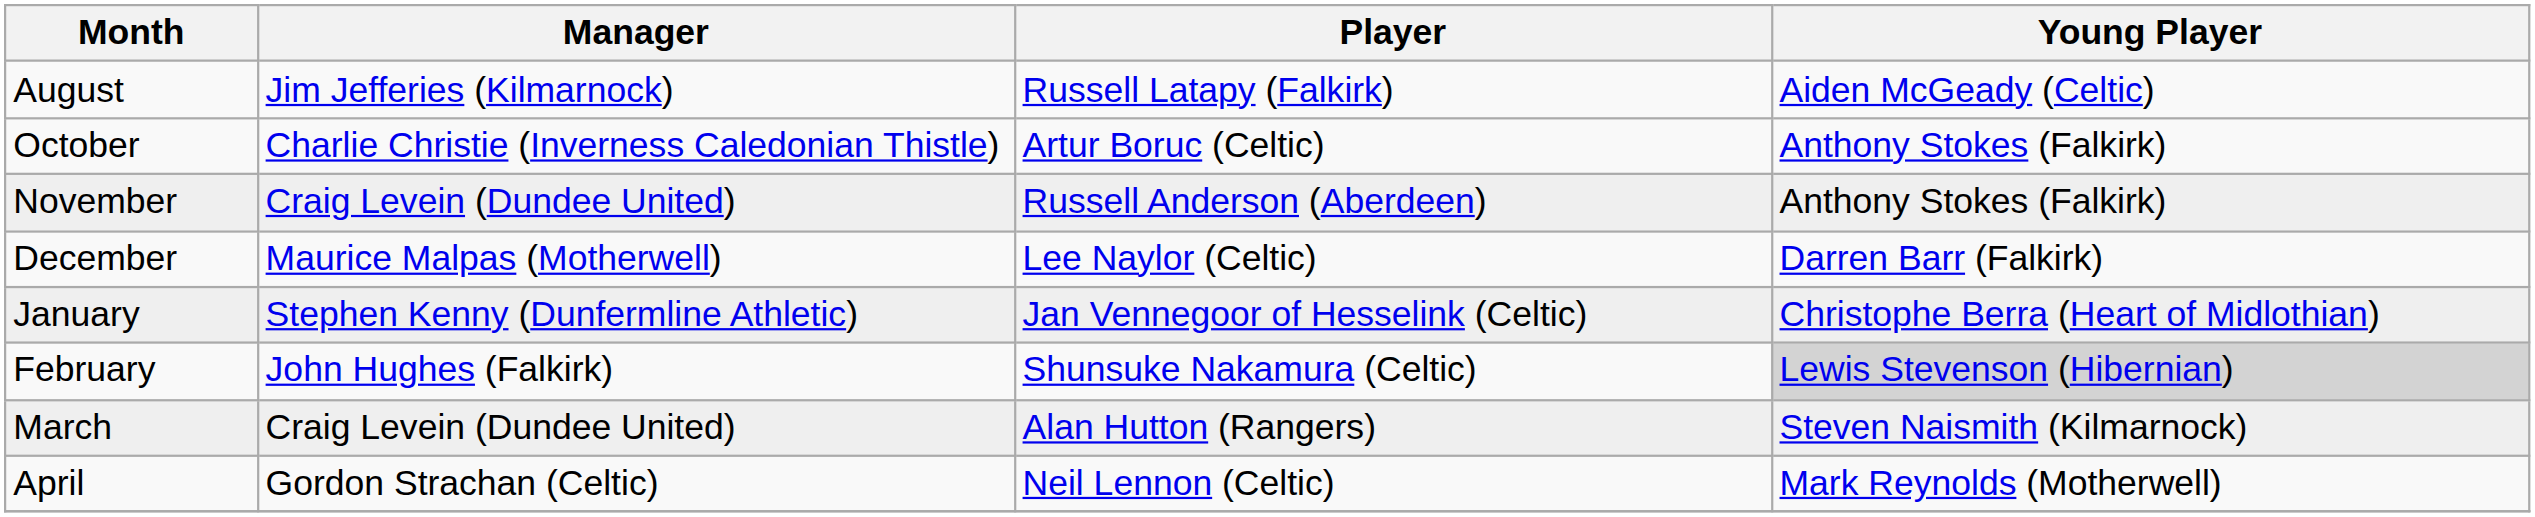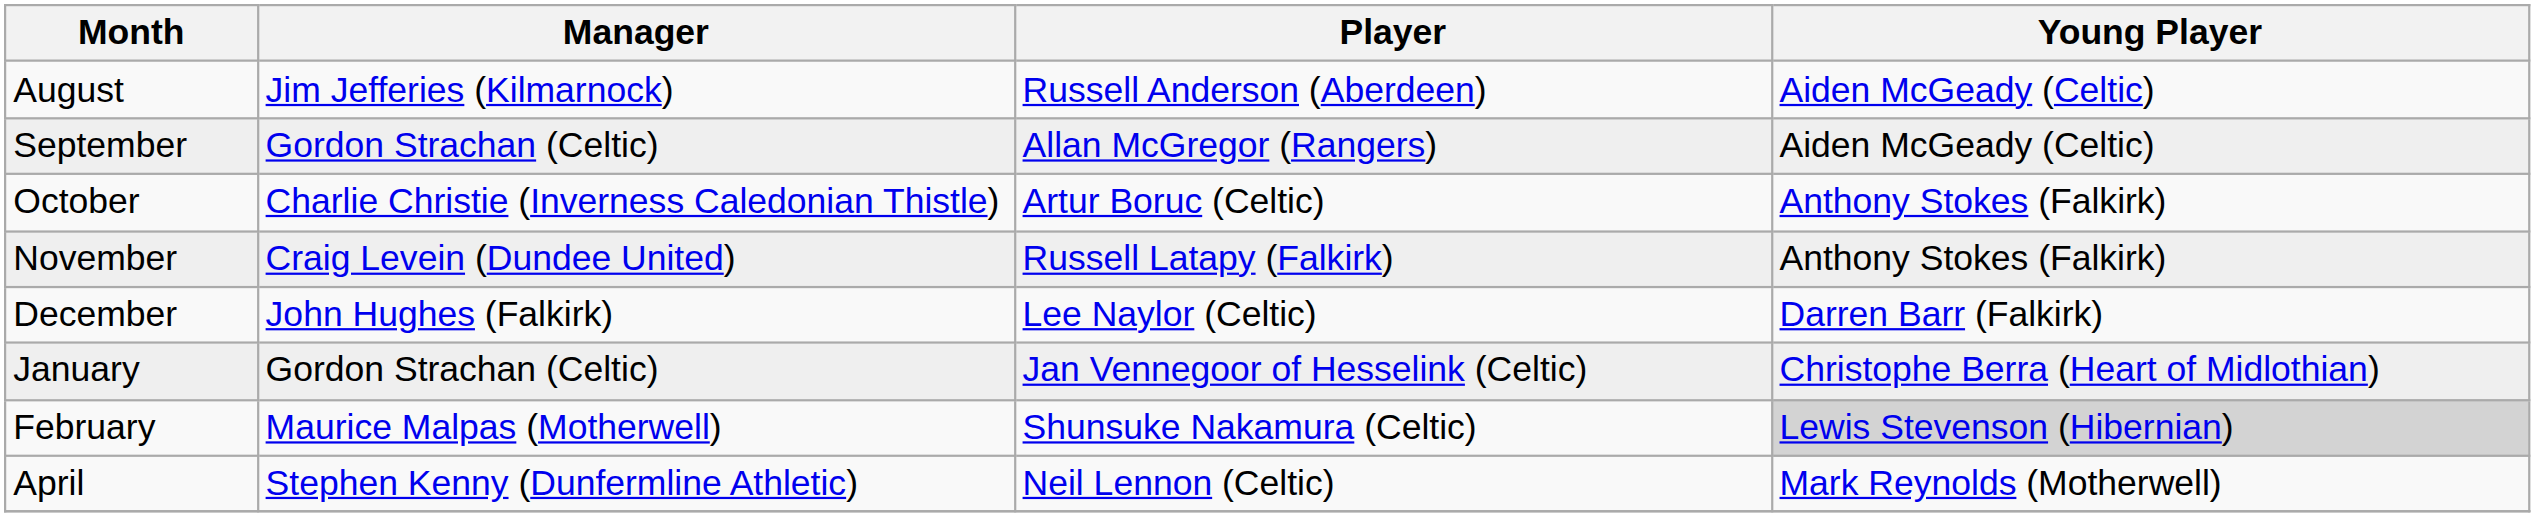(1208, 88) Russell Latapy (Falkirk) -> (1255, 88) Russell Anderson (Aberdeen)
+ row: (100, 145)
(1255, 201) Russell Anderson (Aberdeen) -> (1208, 257) Russell Latapy (Falkirk)
(494, 257) Maurice Malpas (Motherwell) -> (439, 314) John Hughes (Falkirk)
(562, 314) Stephen Kenny (Dunfermline Athletic) -> (462, 370) Gordon Strachan (Celtic)
(439, 370) John Hughes (Falkirk) -> (494, 426) Maurice Malpas (Motherwell)
- row: (63, 426)
(462, 483) Gordon Strachan (Celtic) -> (562, 483) Stephen Kenny (Dunfermline Athletic)
